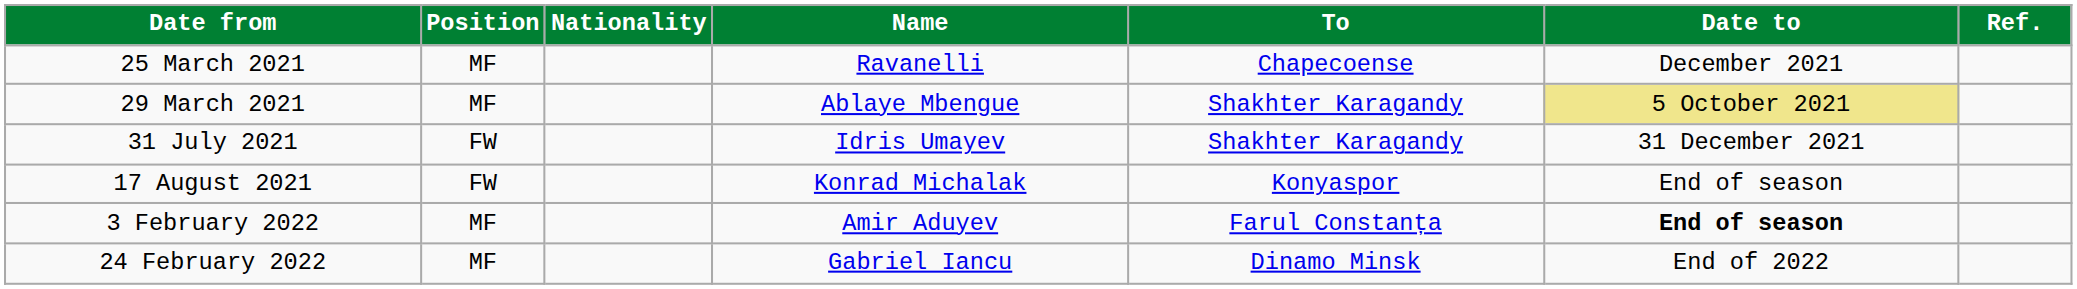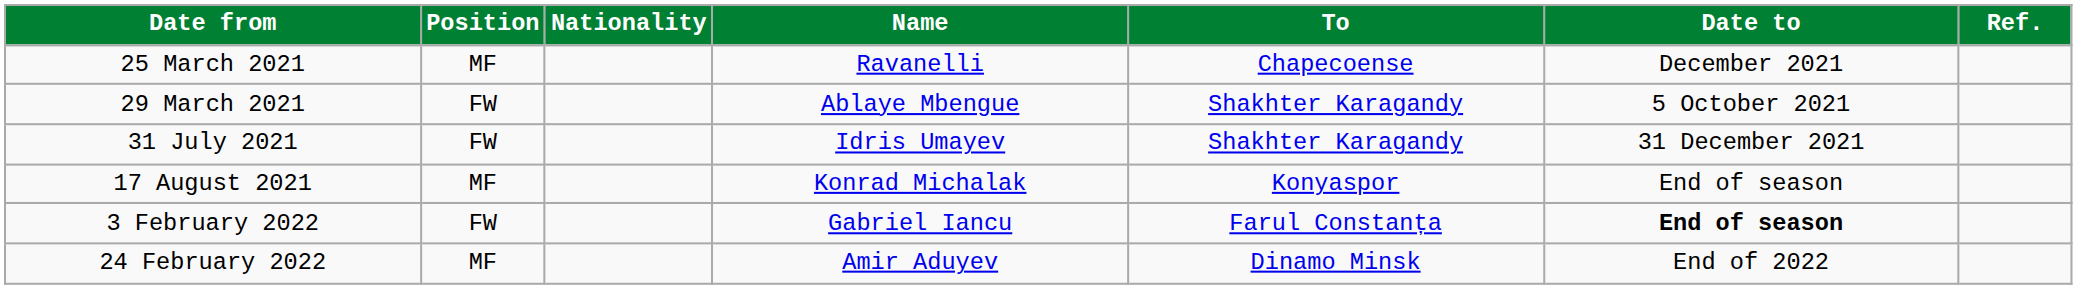(483, 104) MF -> (483, 104) FW
(1751, 104) khaki background -> (1751, 104) no background
(483, 183) FW -> (483, 183) MF
(483, 223) MF -> (483, 223) FW
(920, 223) Amir Aduyev -> (920, 223) Gabriel Iancu
(920, 263) Gabriel Iancu -> (920, 263) Amir Aduyev
